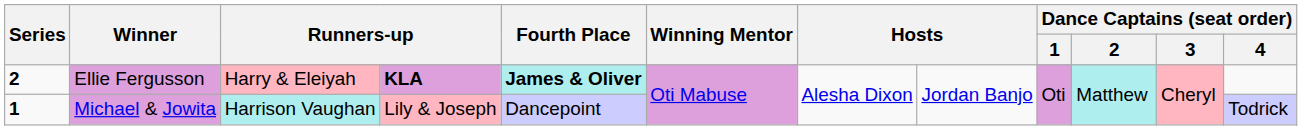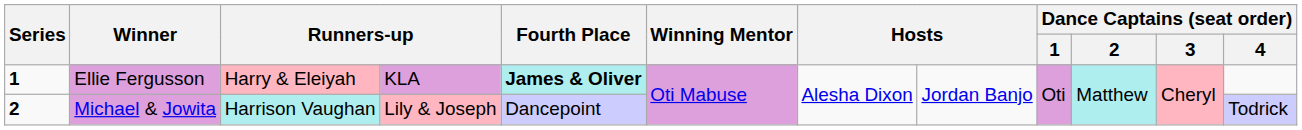(14, 79) 2 -> (14, 79) 1
(404, 79) bold -> (402, 79) normal
(14, 109) 1 -> (14, 109) 2
